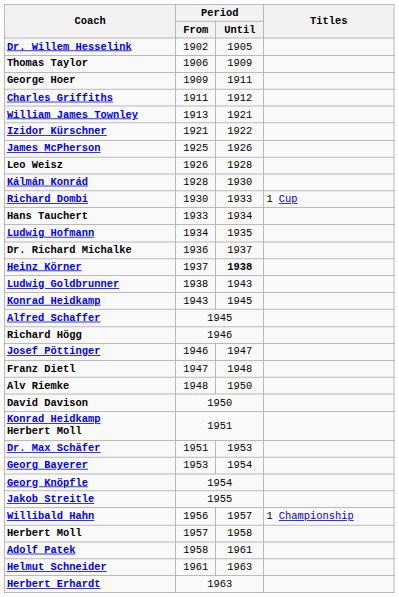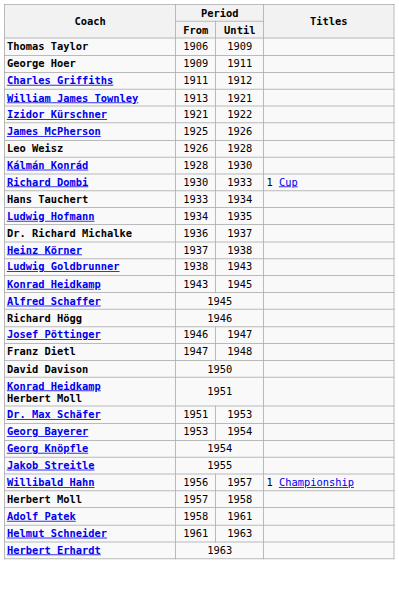- row: (69, 47)
(240, 267) bold -> (240, 250) normal
- row: (38, 386)
